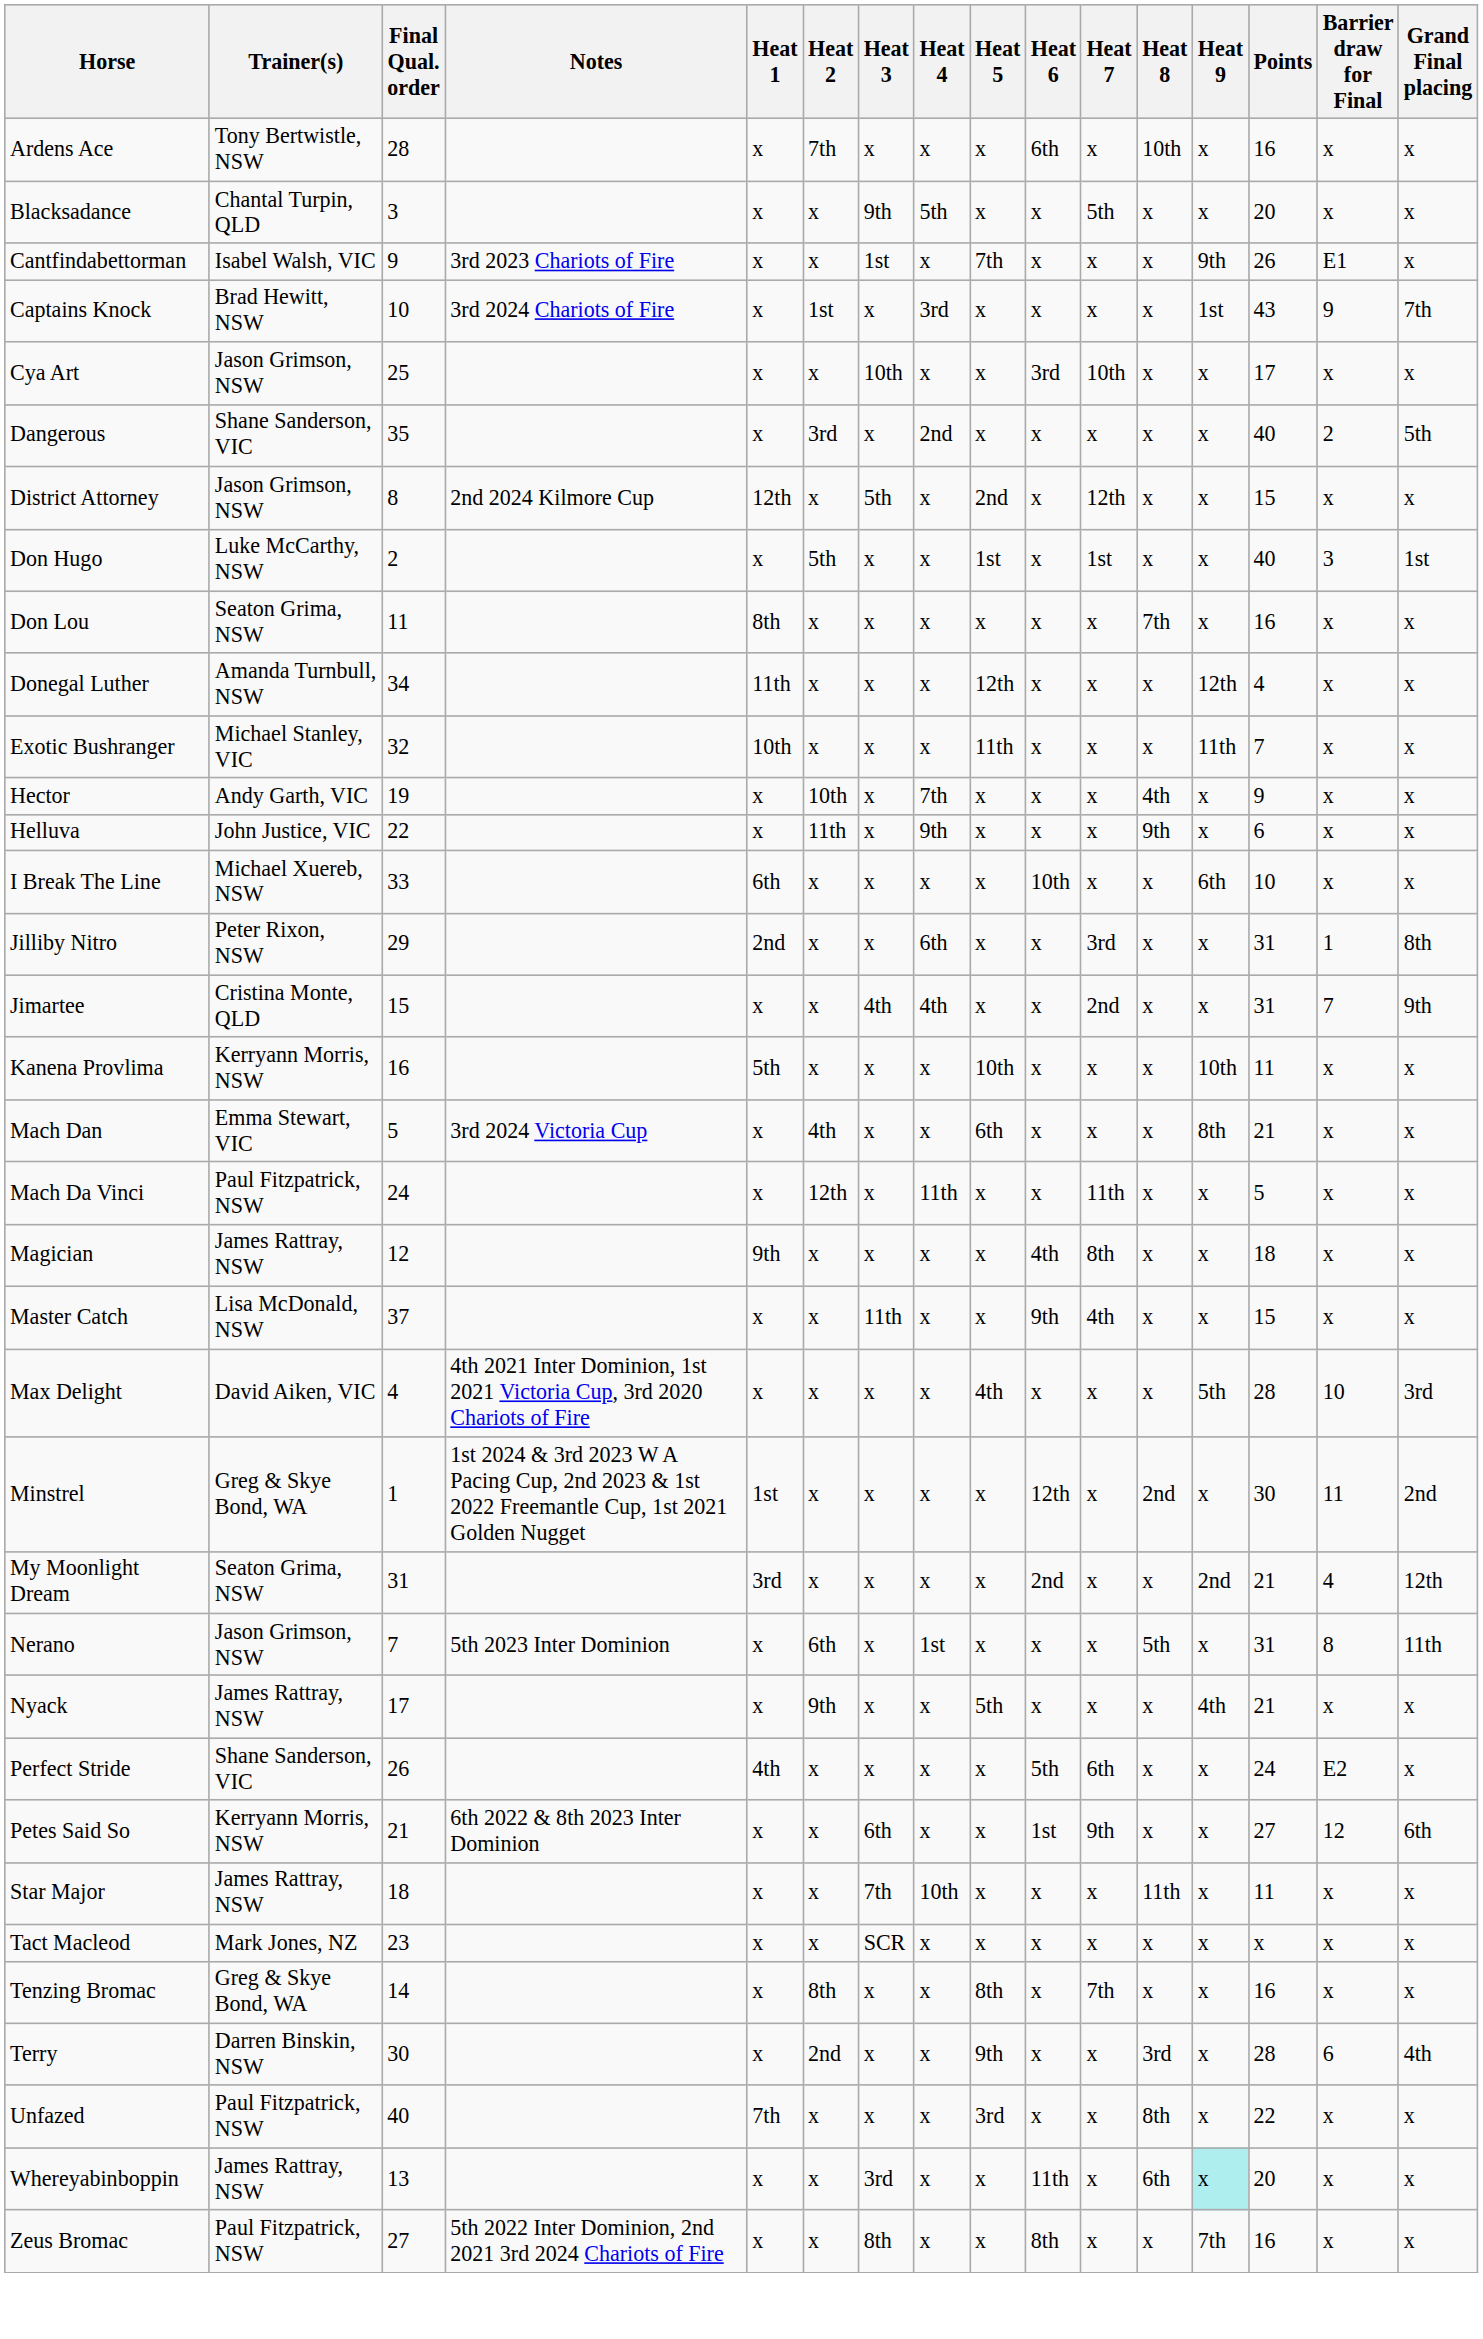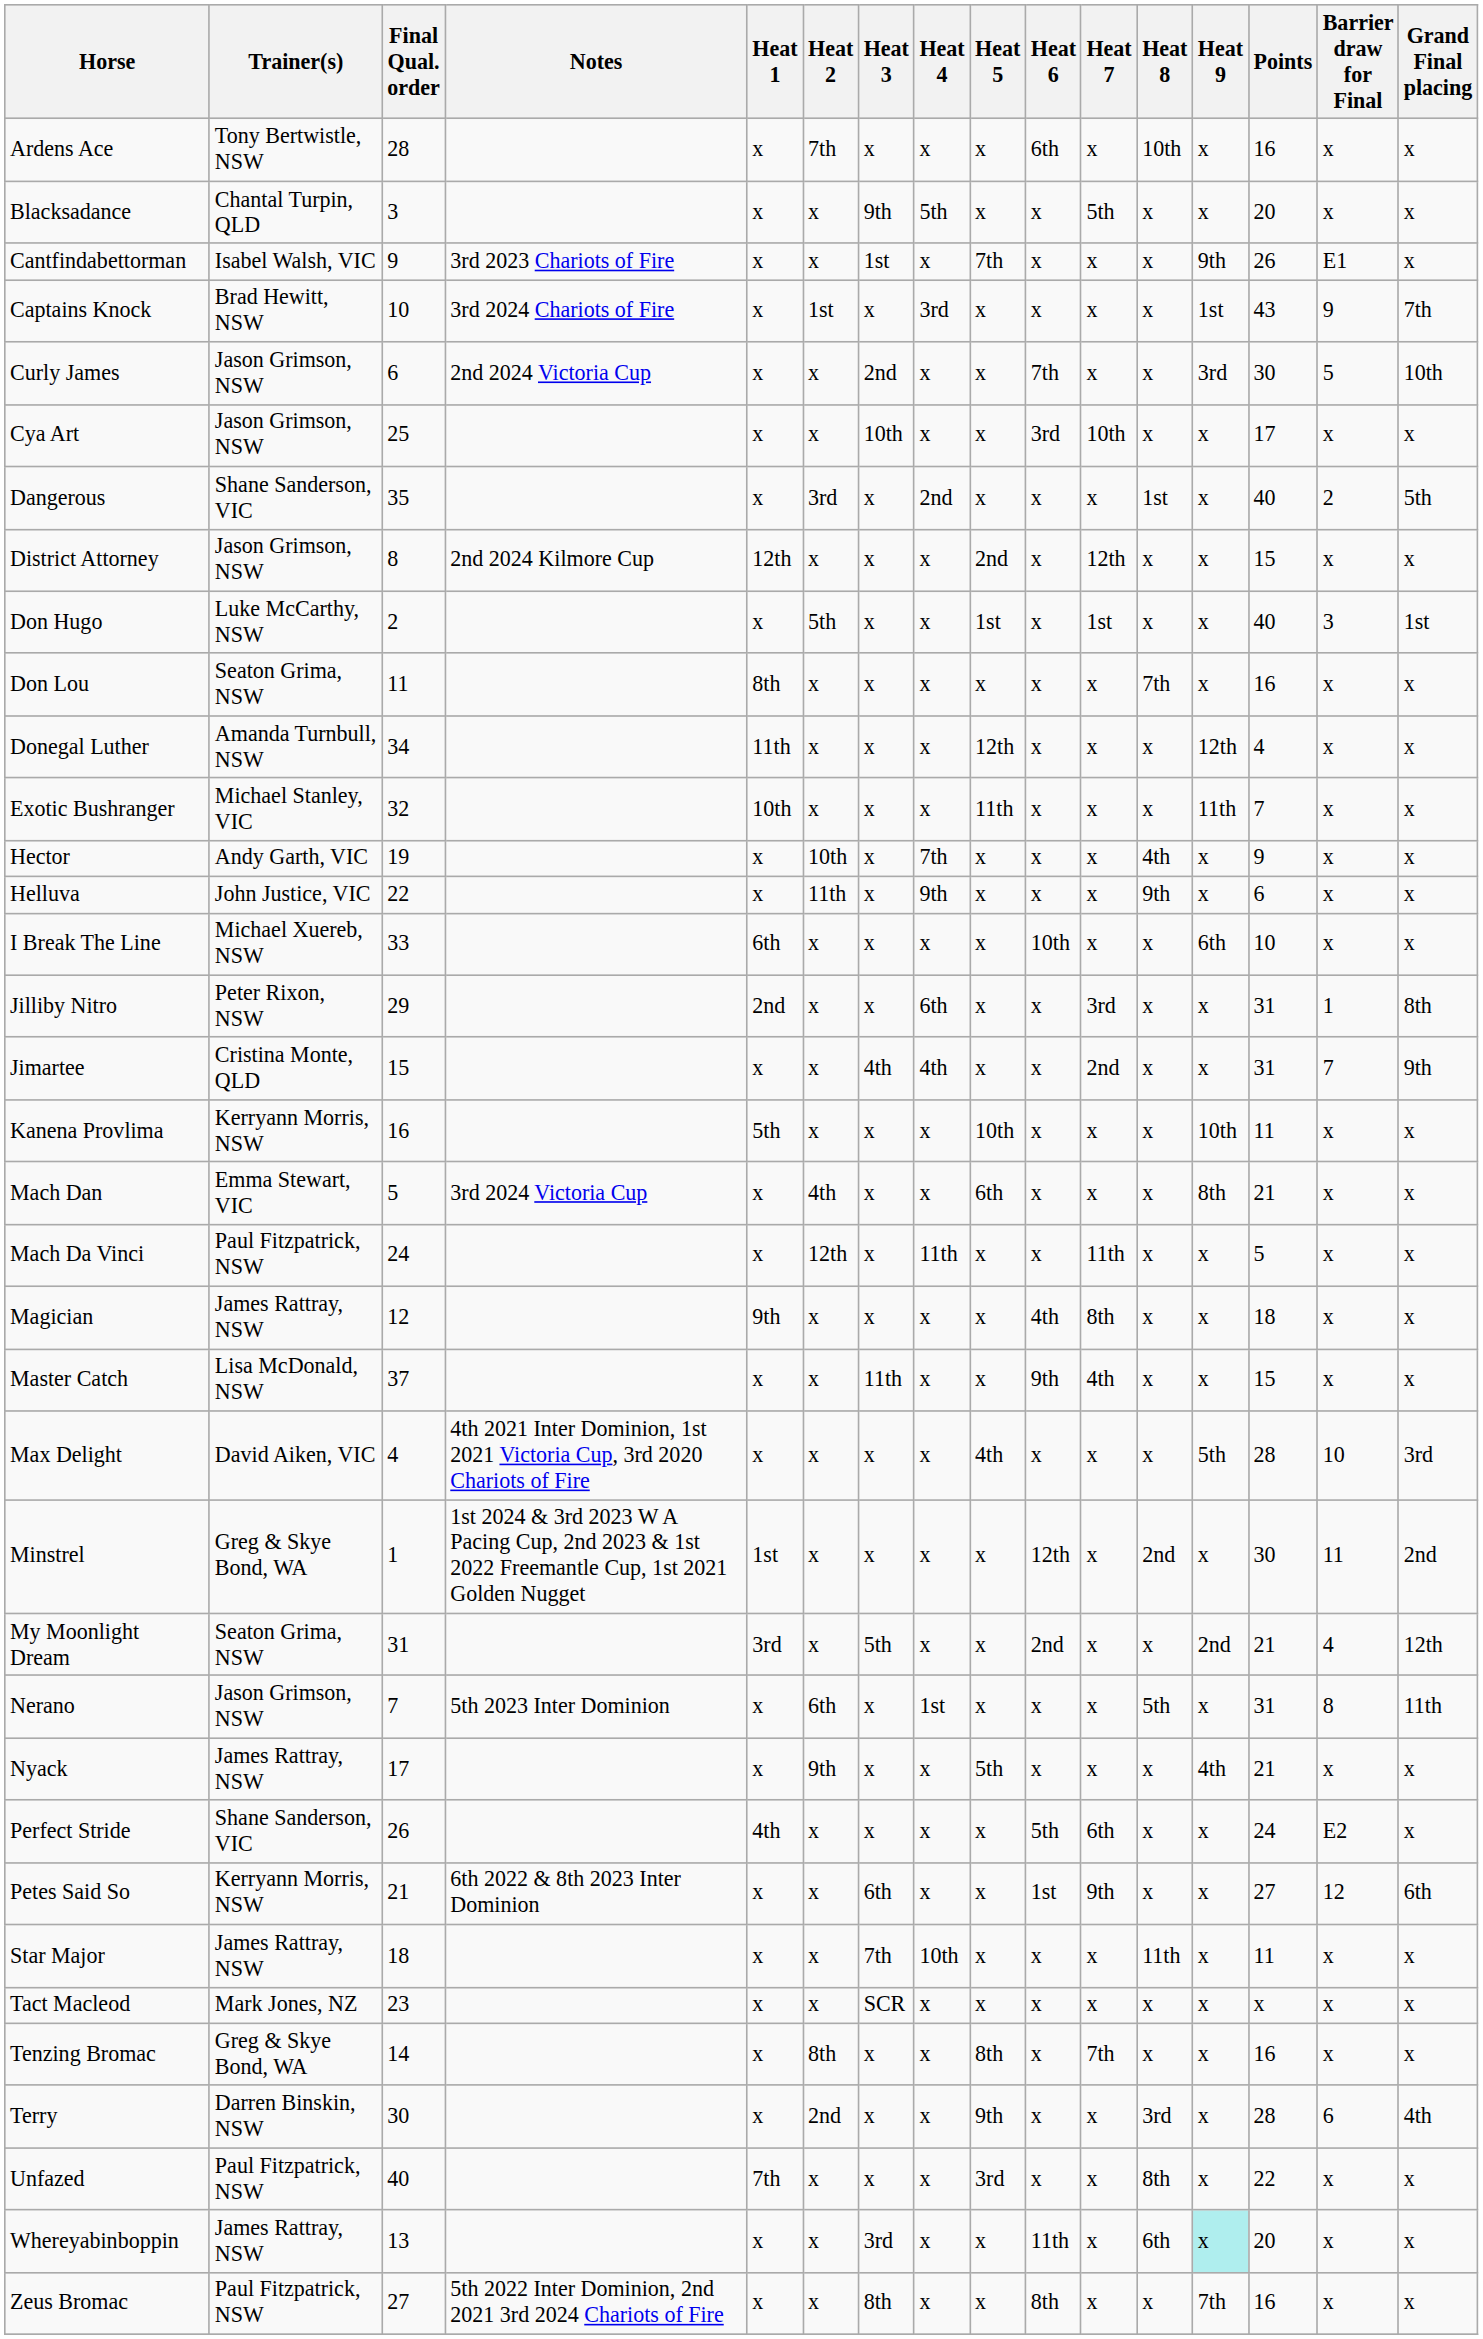+ row: (65, 372)
(1148, 434) x -> (1155, 497) 1st
(878, 497) 5th -> (869, 559) x
(869, 1581) x -> (878, 1643) 5th
